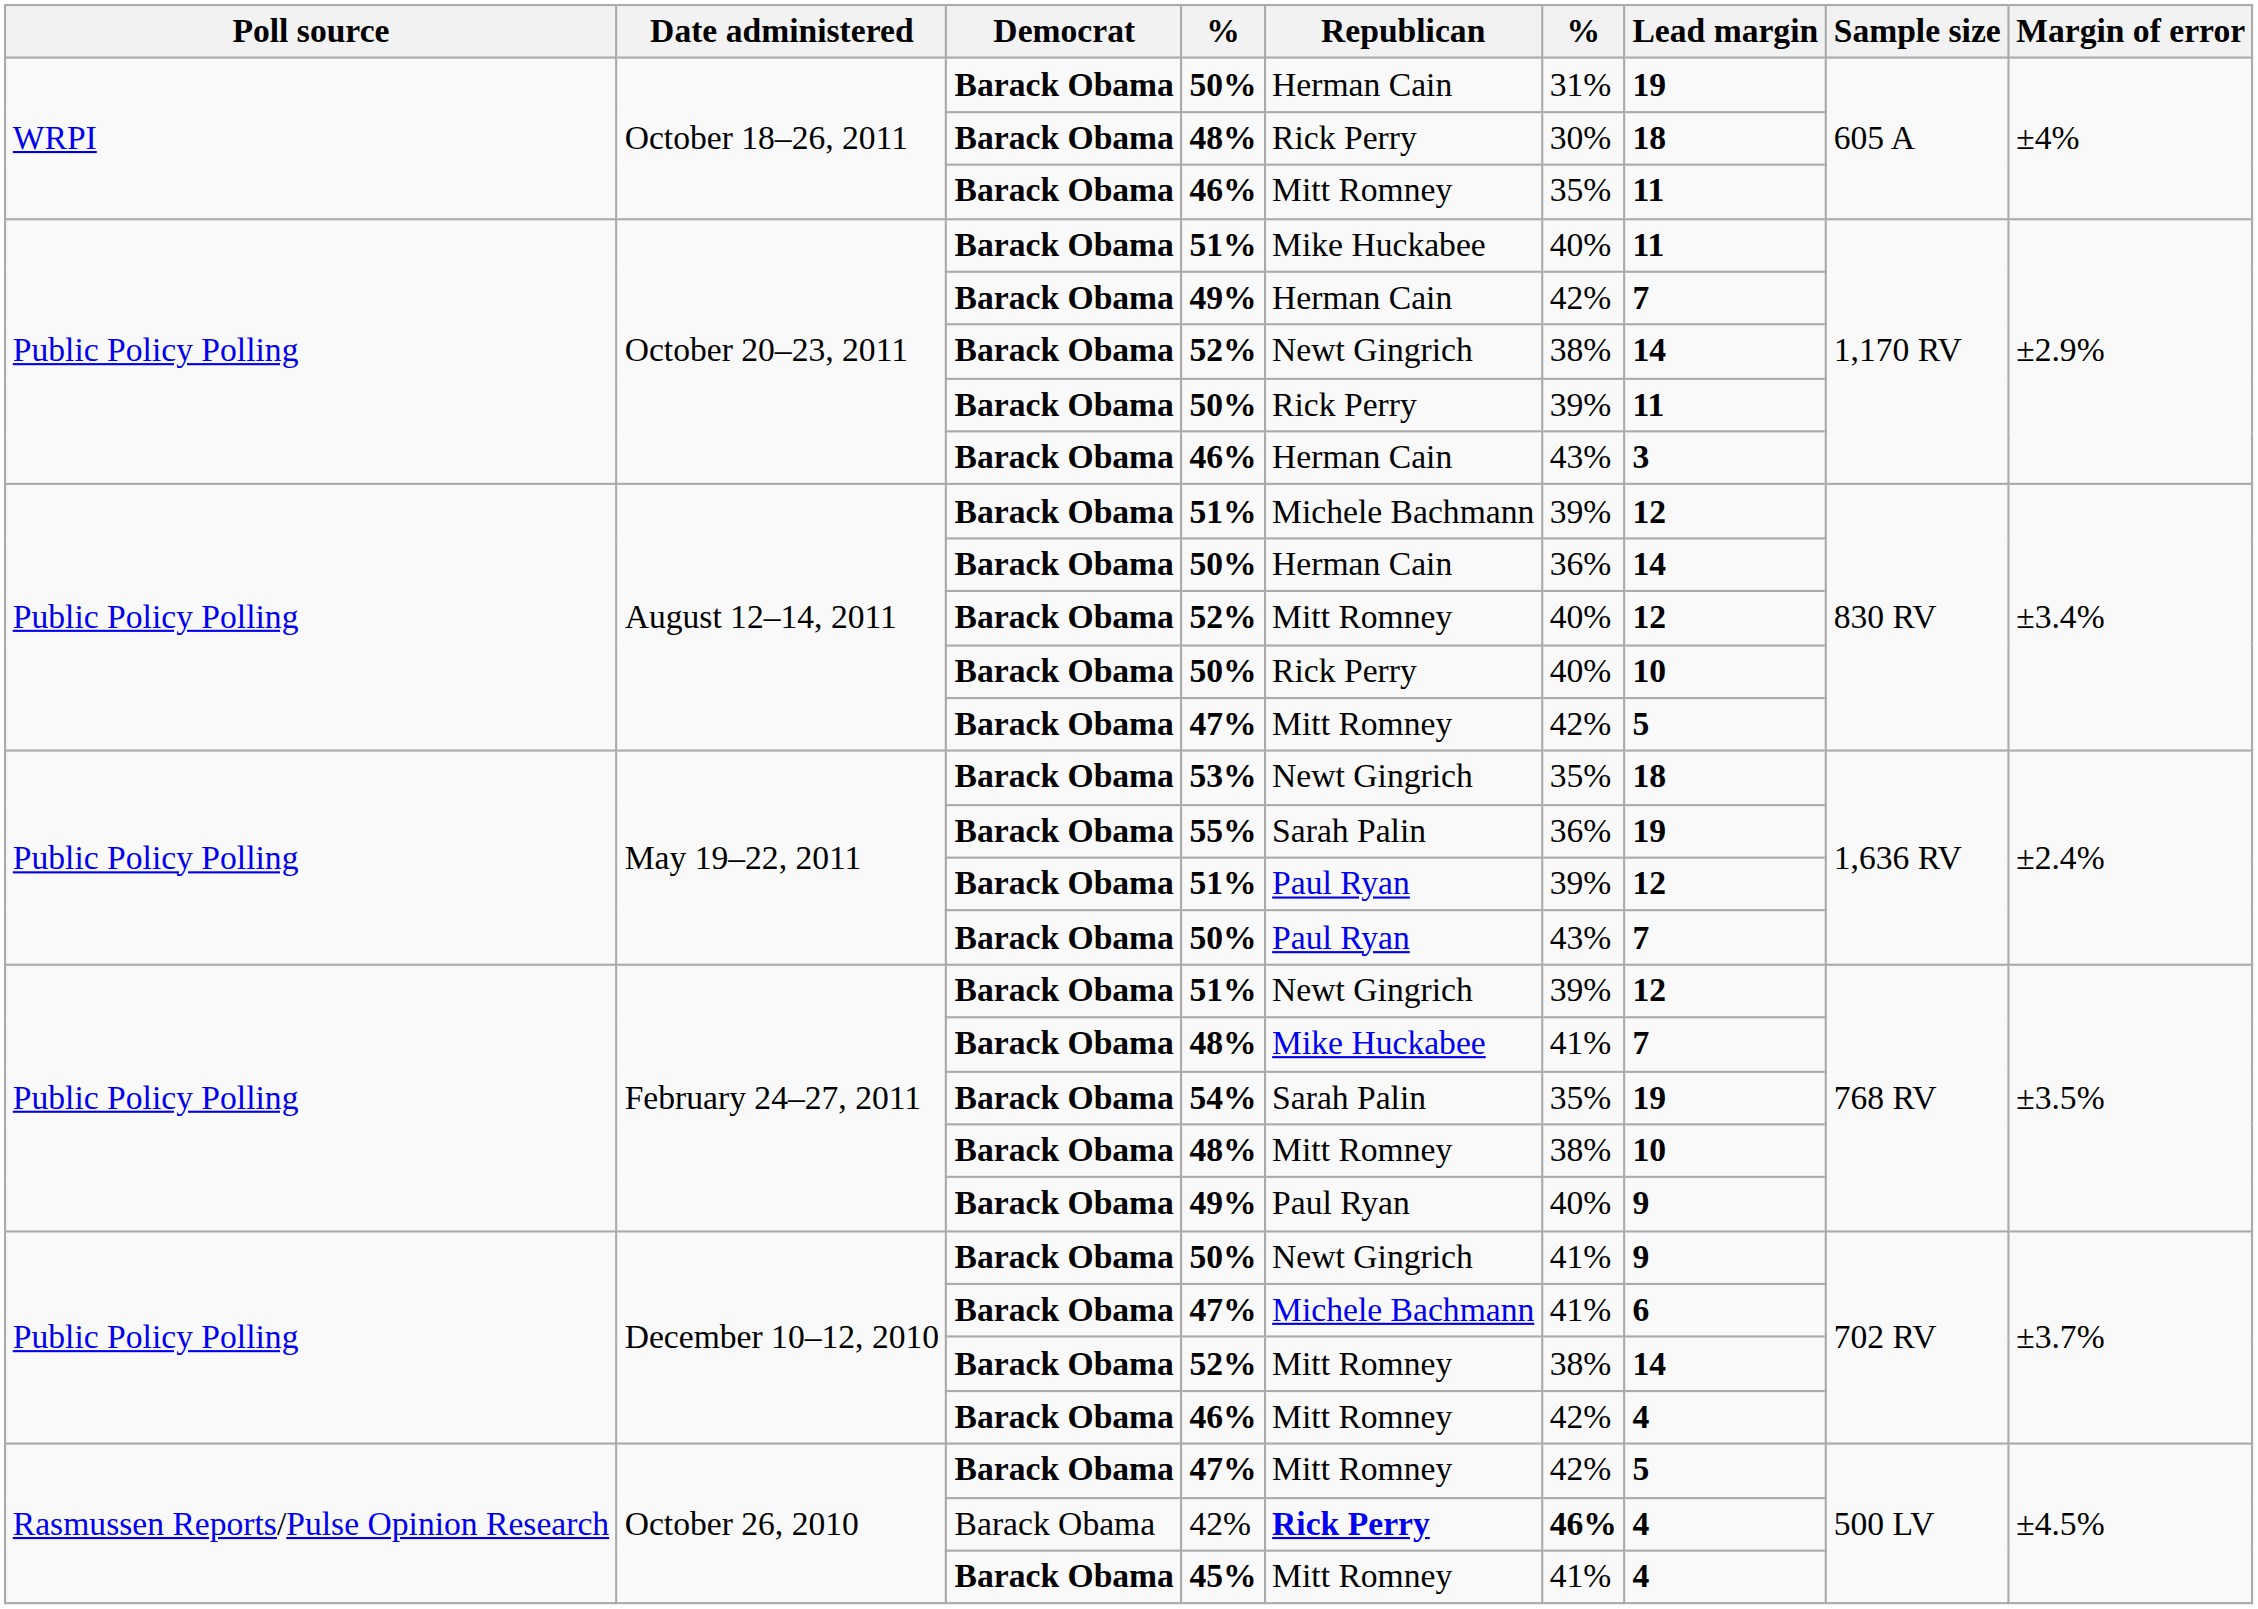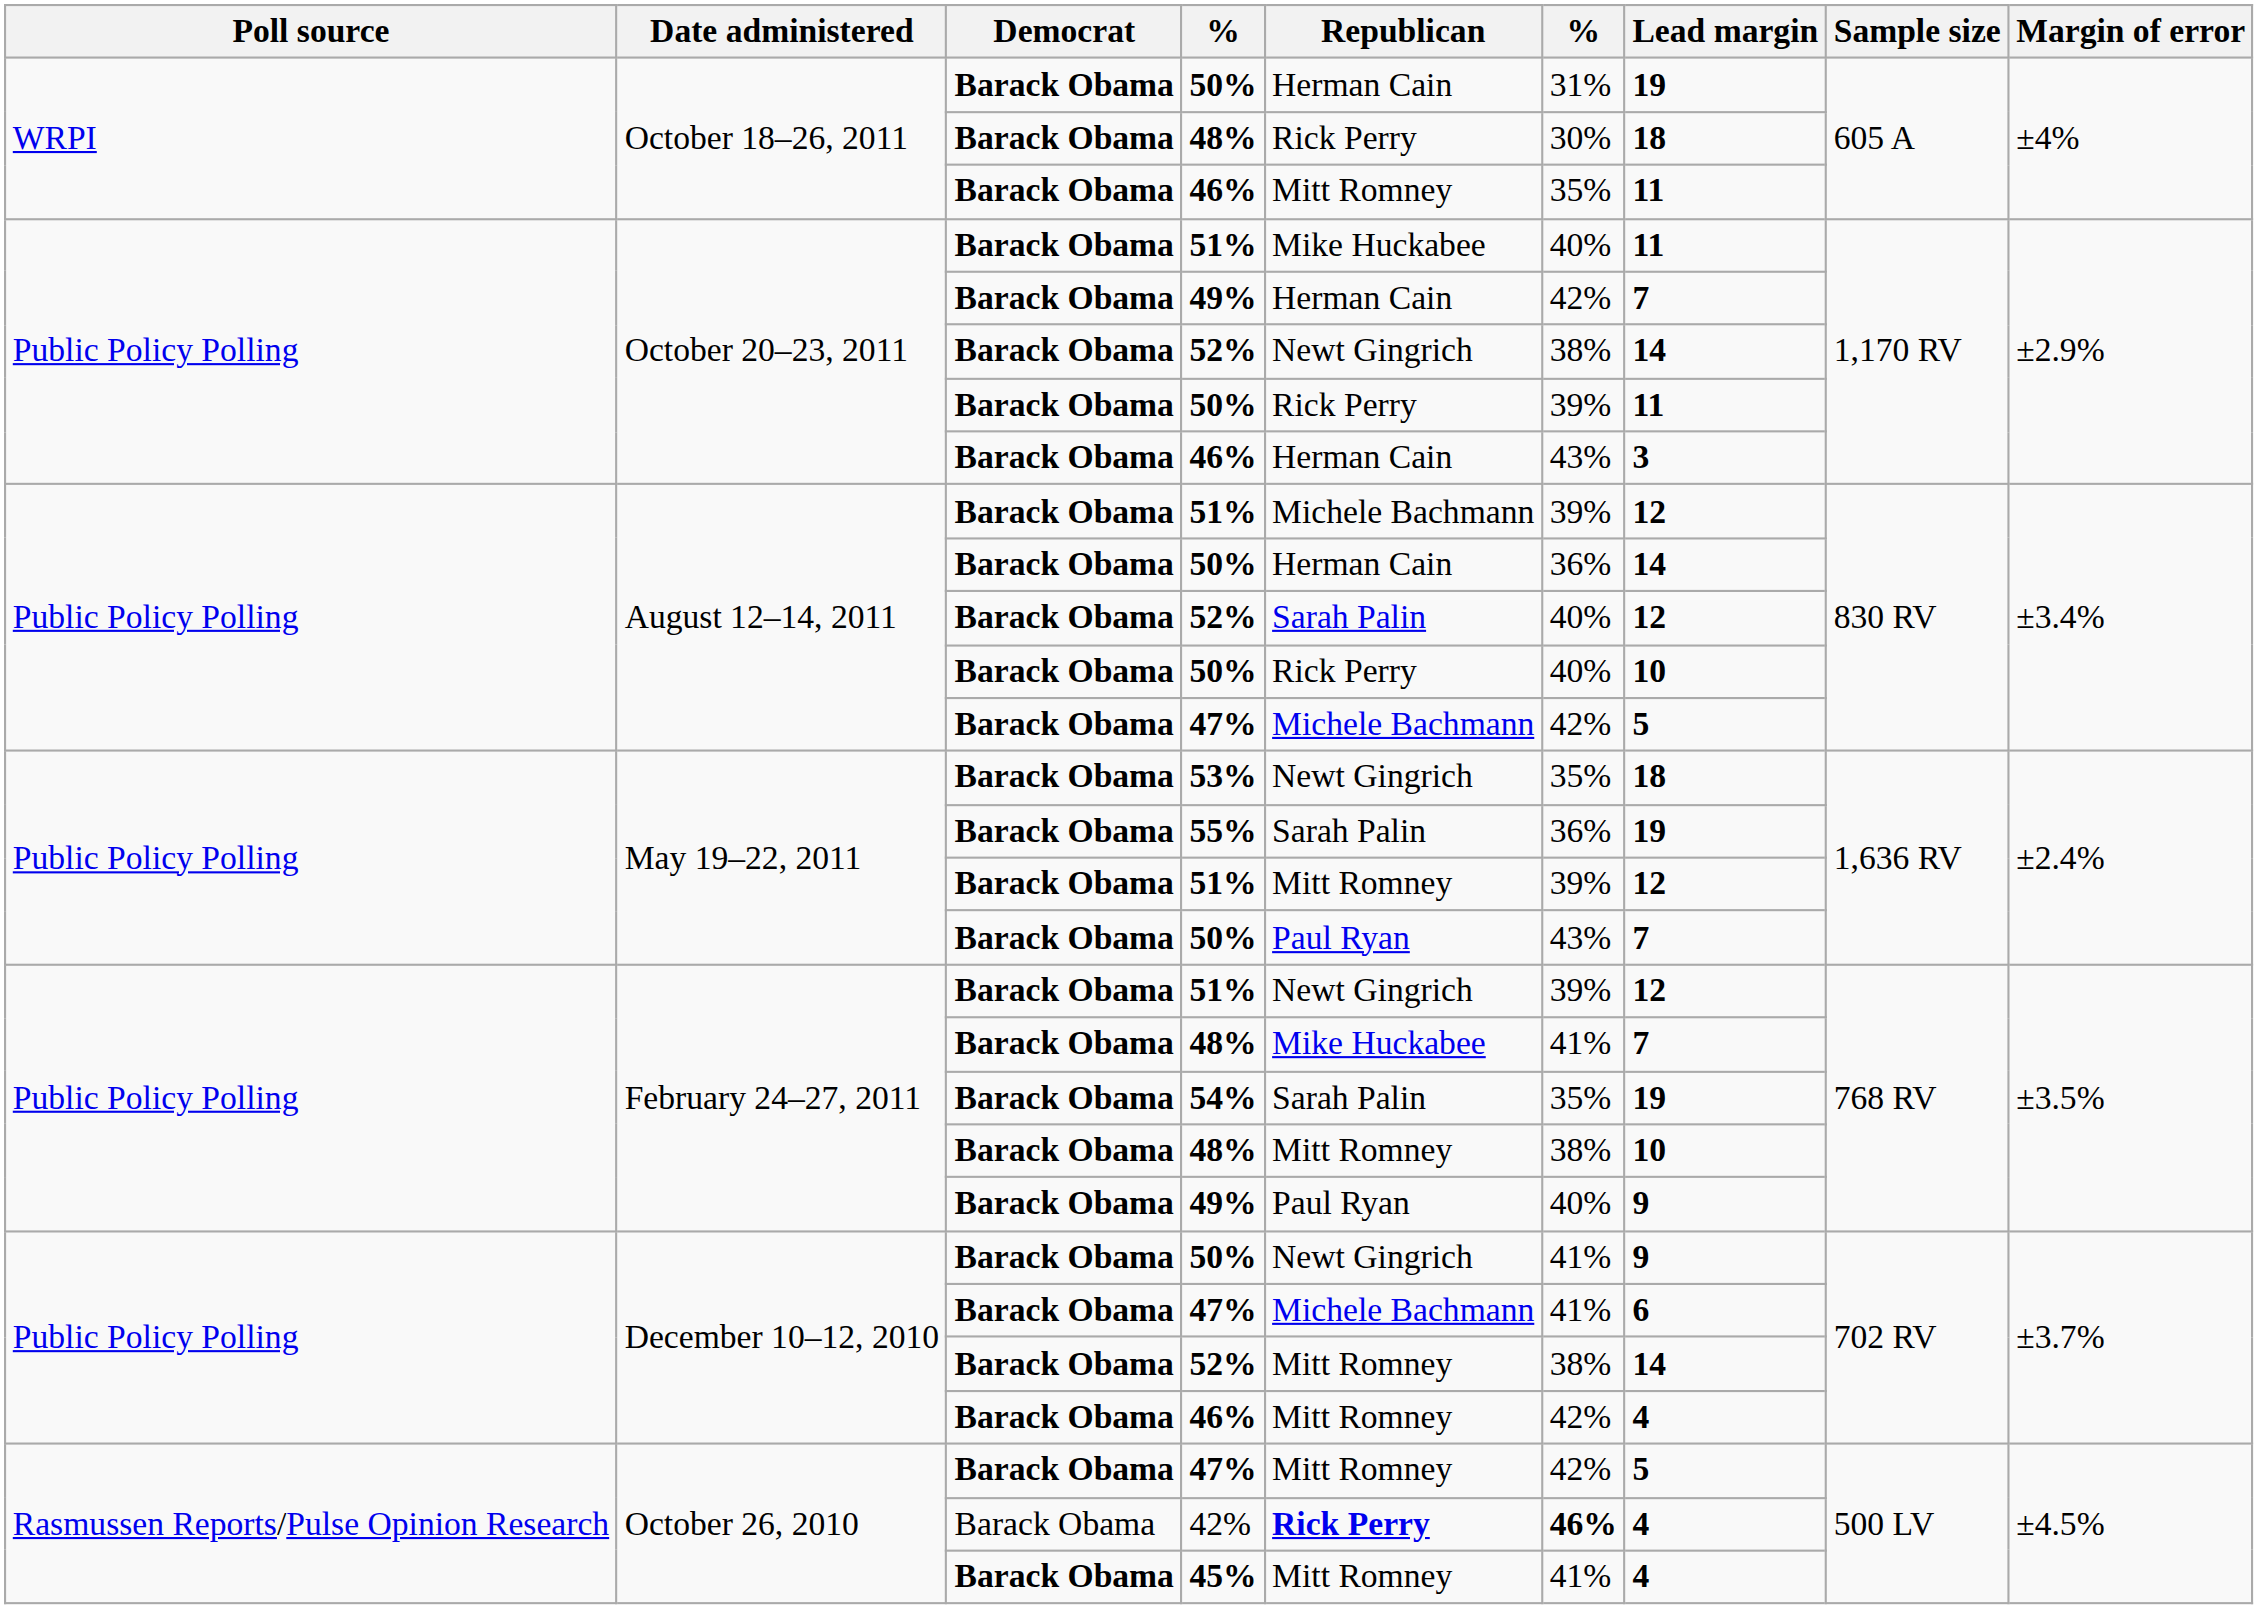(1362, 617) Mitt Romney -> (1349, 617) Sarah Palin
(1362, 723) Mitt Romney -> (1403, 723) Michele Bachmann
(1341, 883) Paul Ryan -> (1362, 883) Mitt Romney
